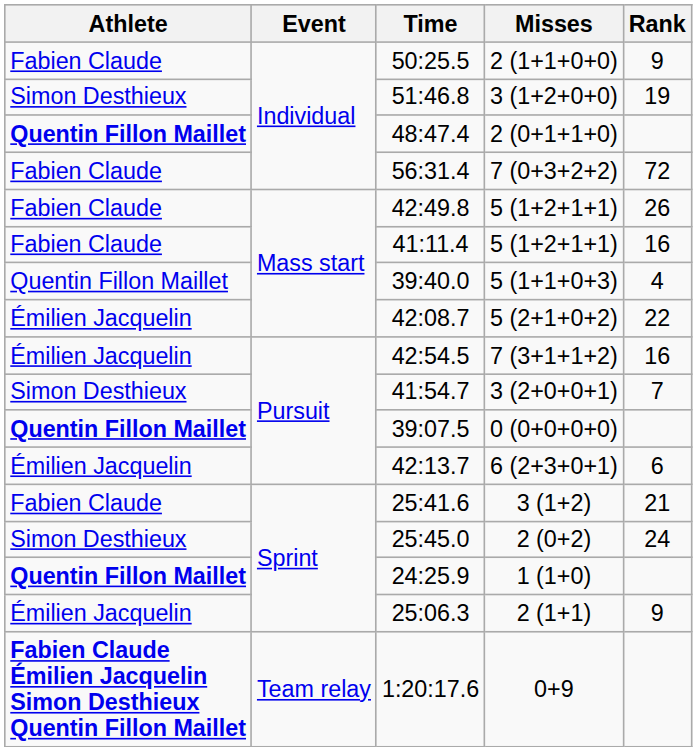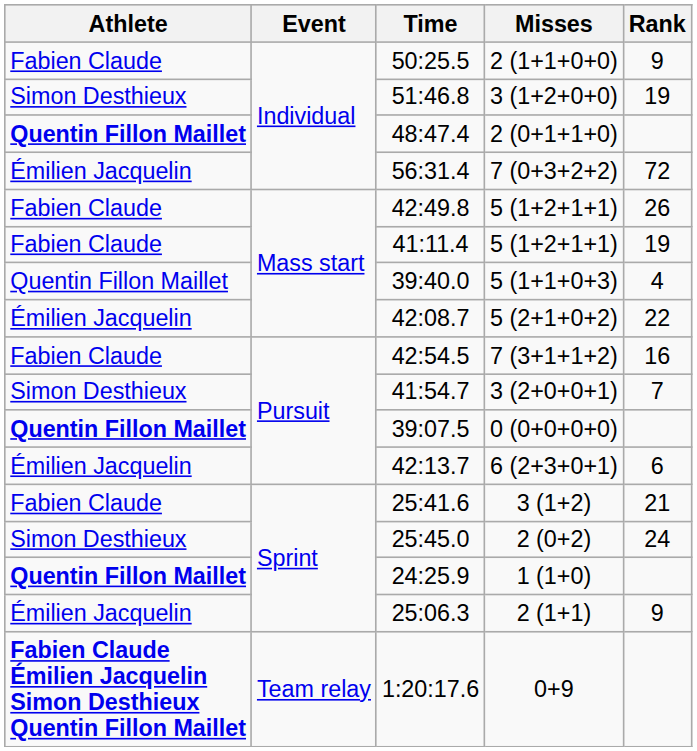(86, 171) Fabien Claude -> (101, 171) Émilien Jacquelin
(657, 245) 16 -> (657, 245) 19
(101, 355) Émilien Jacquelin -> (86, 355) Fabien Claude
